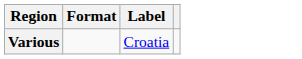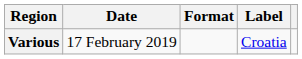+ column: (122, 16)
